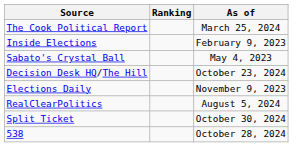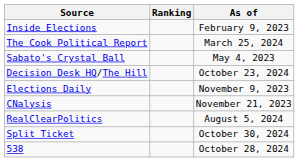rows swapped: (77, 27) <-> (52, 42)
+ row: (29, 104)
